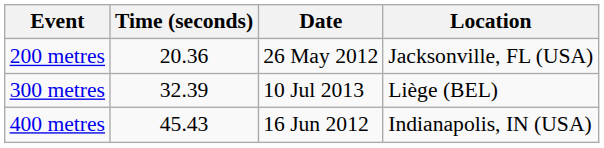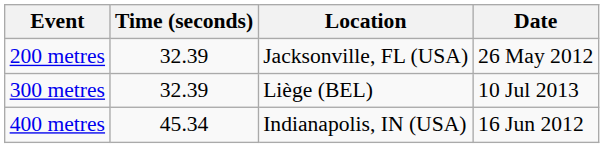columns swapped: (491, 21) <-> (321, 21)
(184, 55) 20.36 -> (184, 55) 32.39
(184, 124) 45.43 -> (184, 124) 45.34
